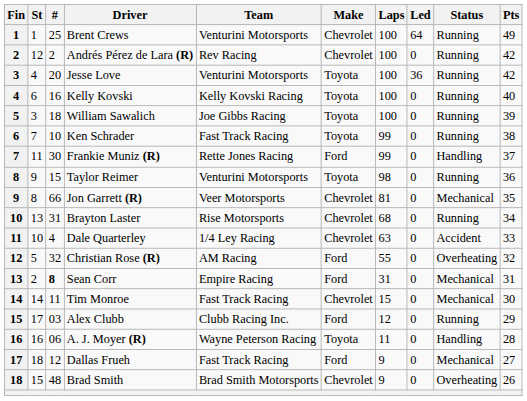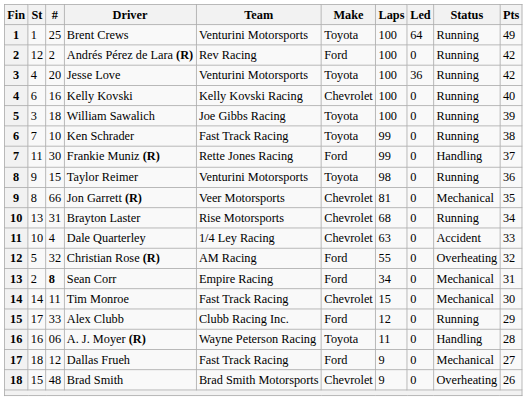(349, 35) Chevrolet -> (341, 35) Toyota
(349, 55) Chevrolet -> (336, 55) Ford
(341, 96) Toyota -> (349, 96) Chevrolet
(385, 278) 31 -> (385, 278) 34
(55, 319) 03 -> (55, 319) 33
